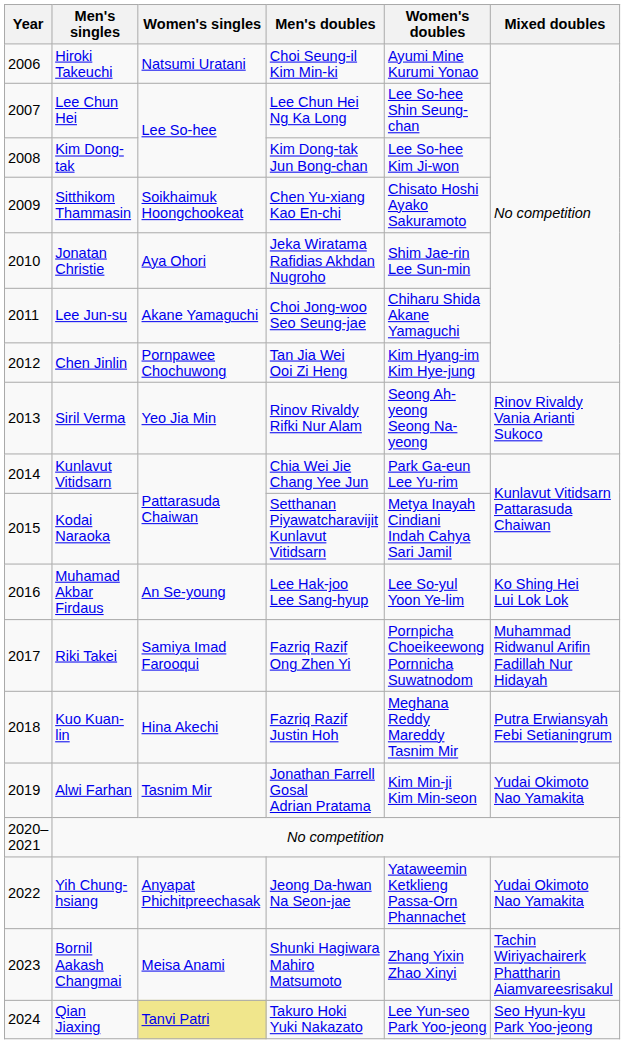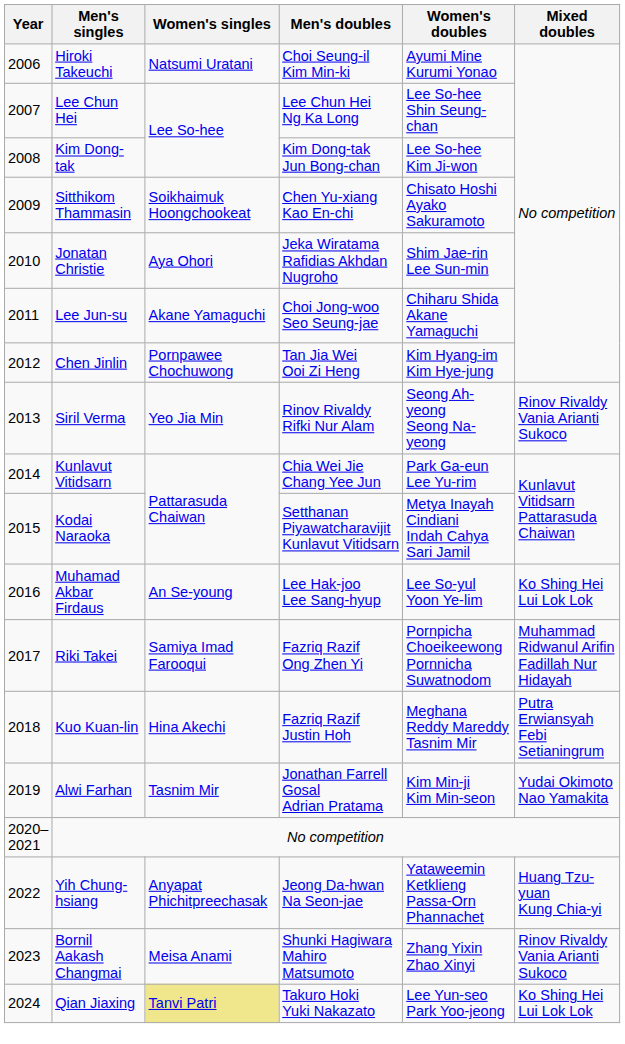(541, 893) Yudai Okimoto Nao Yamakita -> (560, 893) Huang Tzu-yuan Kung Chia-yi
(553, 965) Tachin Wiriyachairerk Phattharin Aiamvareesrisakul -> (563, 956) Rinov Rivaldy Vania Arianti Sukoco
(543, 1020) Seo Hyun-kyu Park Yoo-jeong -> (561, 1004) Ko Shing Hei Lui Lok Lok
